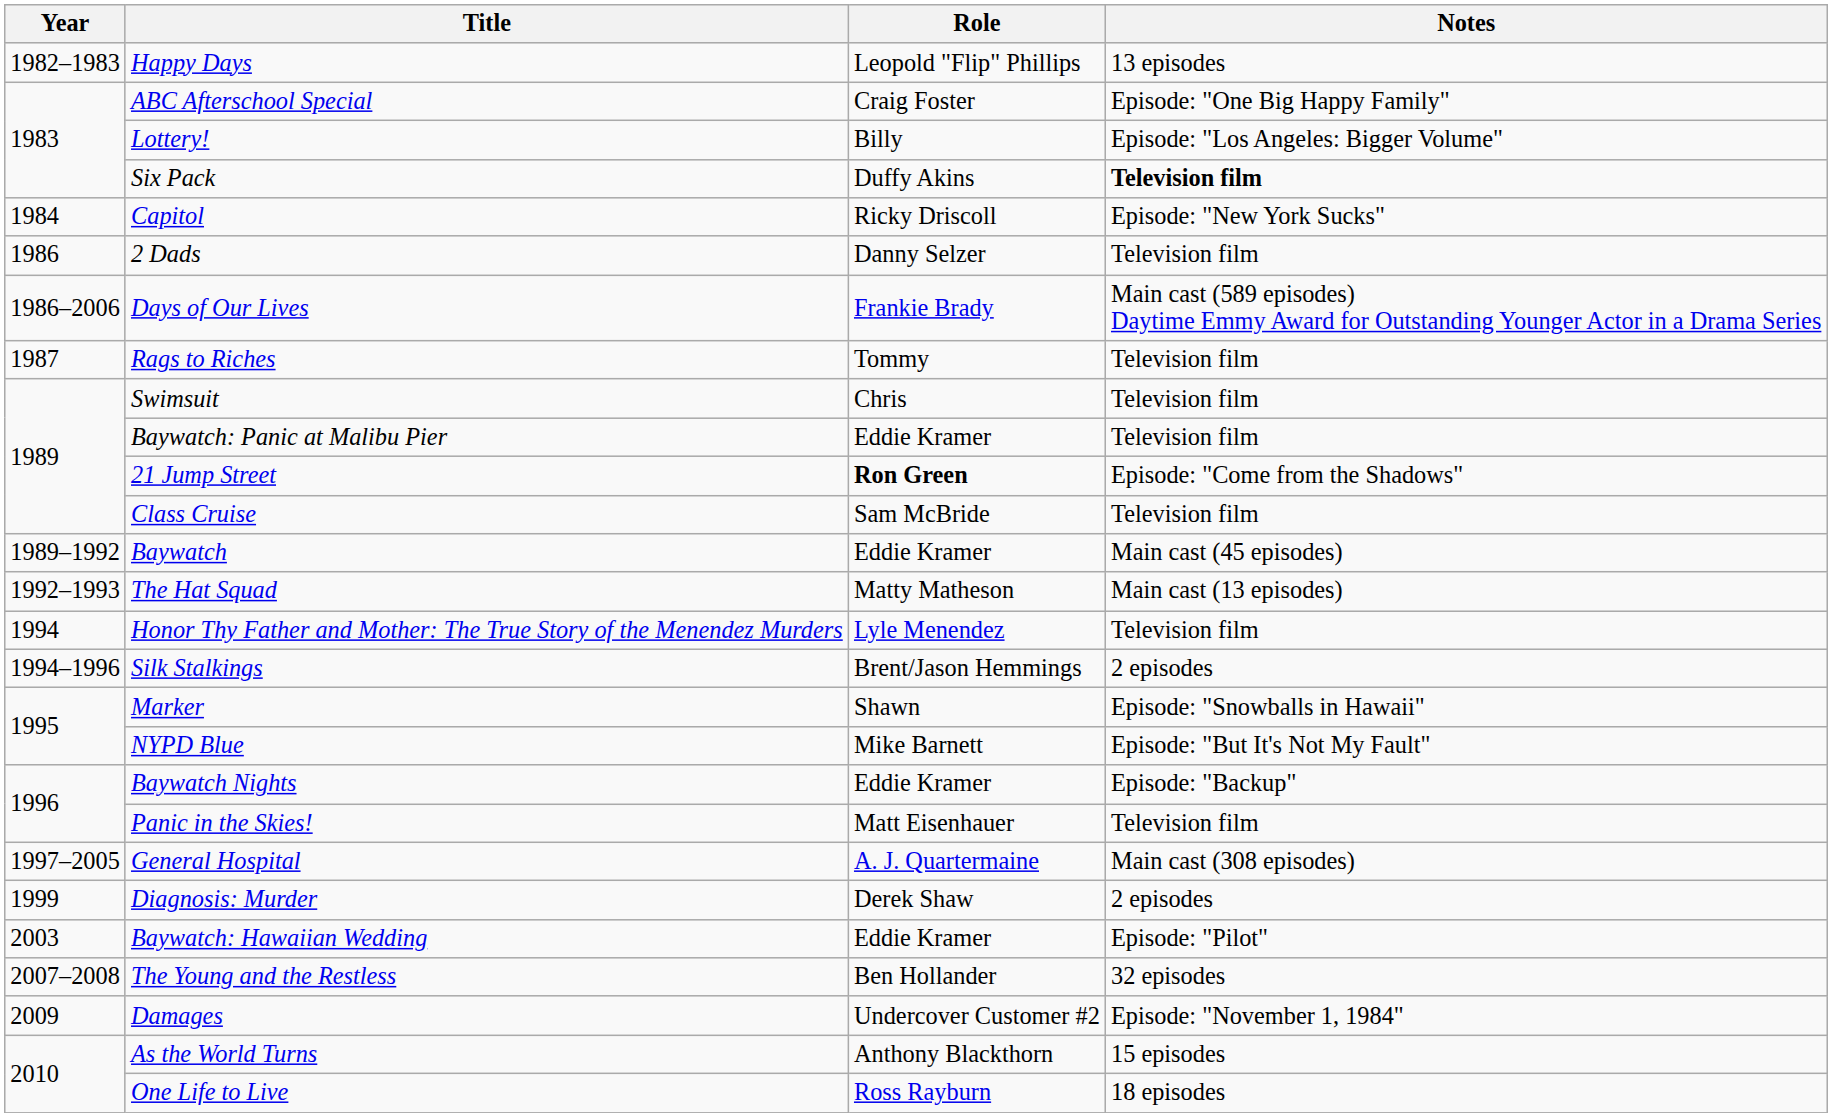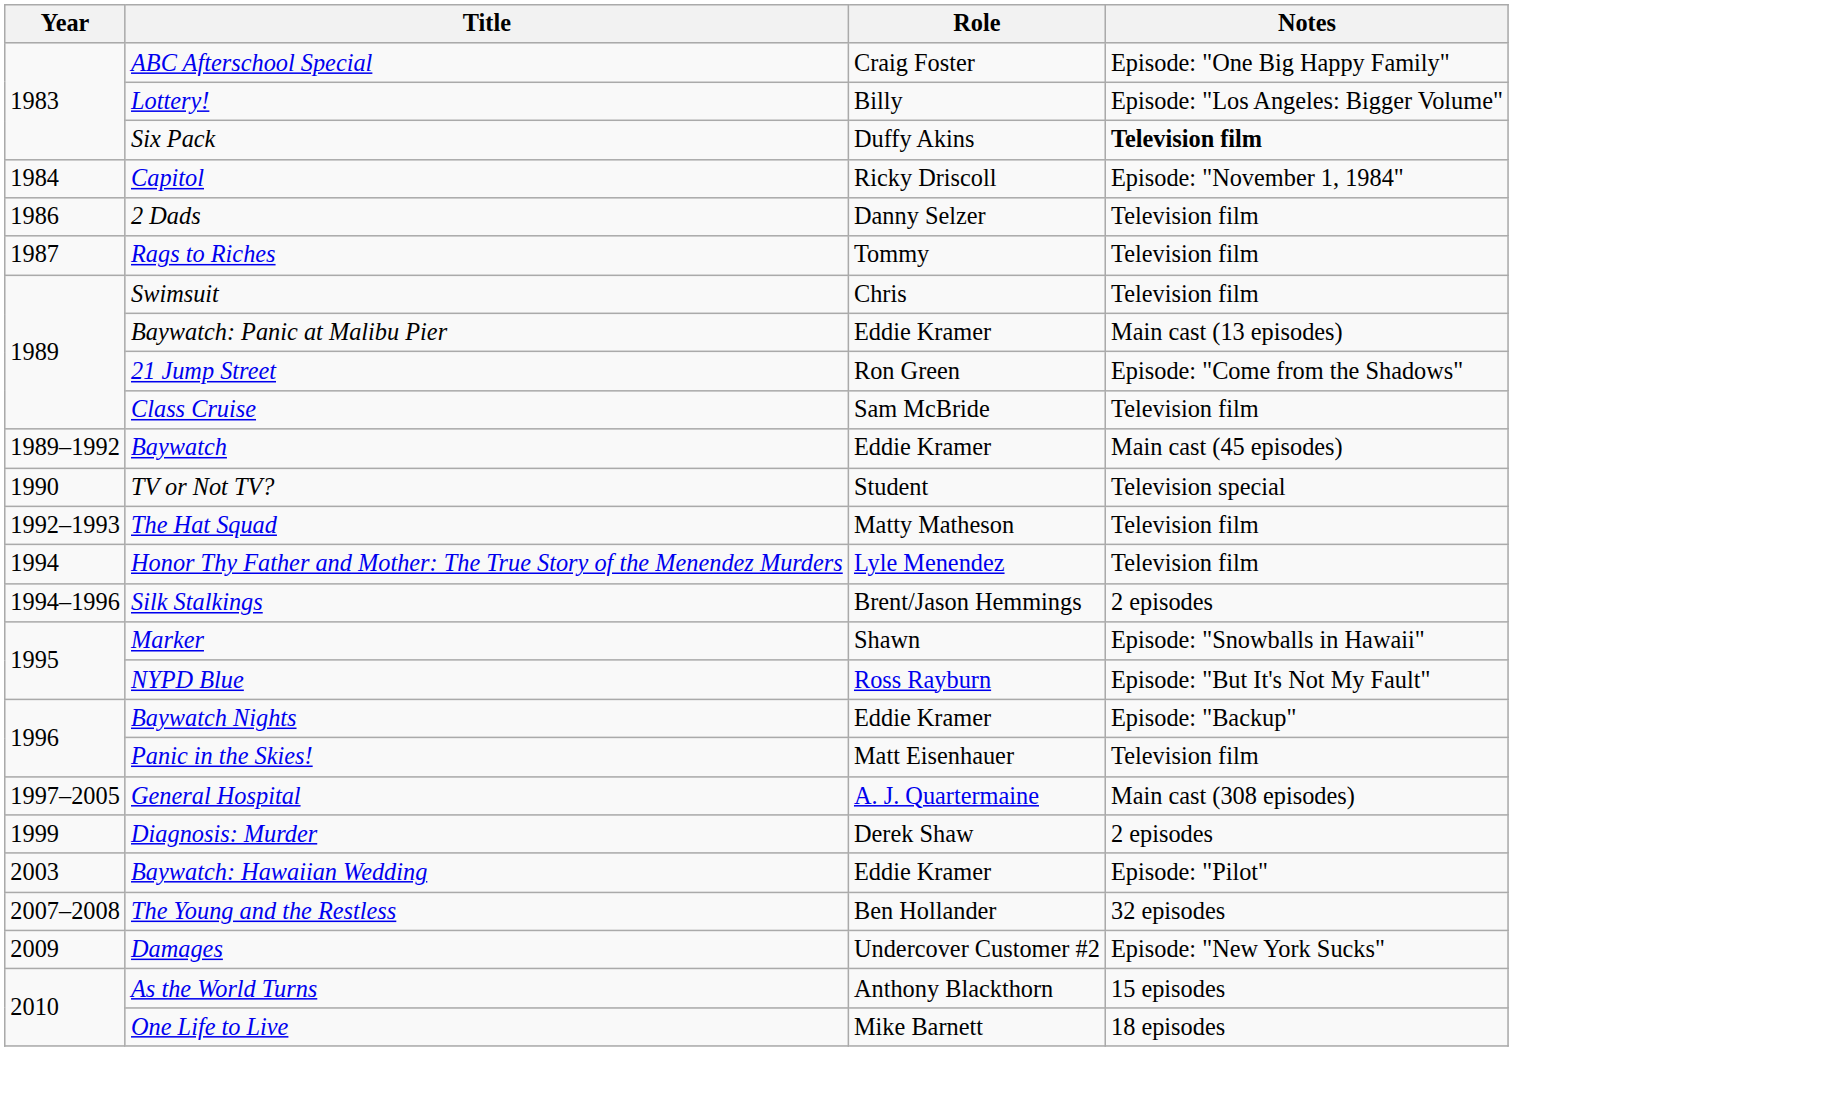- row: (191, 62)
(1248, 216) Episode: "New York Sucks" -> (1257, 178) Episode: "November 1, 1984"
- row: (220, 307)
(1185, 436) Television film -> (1227, 332) Main cast (13 episodes)
(911, 475) bold -> (907, 370) normal
+ row: (203, 486)
(1227, 591) Main cast (13 episodes) -> (1185, 525) Television film
(918, 745) Mike Barnett -> (923, 679) Ross Rayburn
(1257, 1015) Episode: "November 1, 1984" -> (1248, 949) Episode: "New York Sucks"
(923, 1092) Ross Rayburn -> (918, 1026) Mike Barnett
